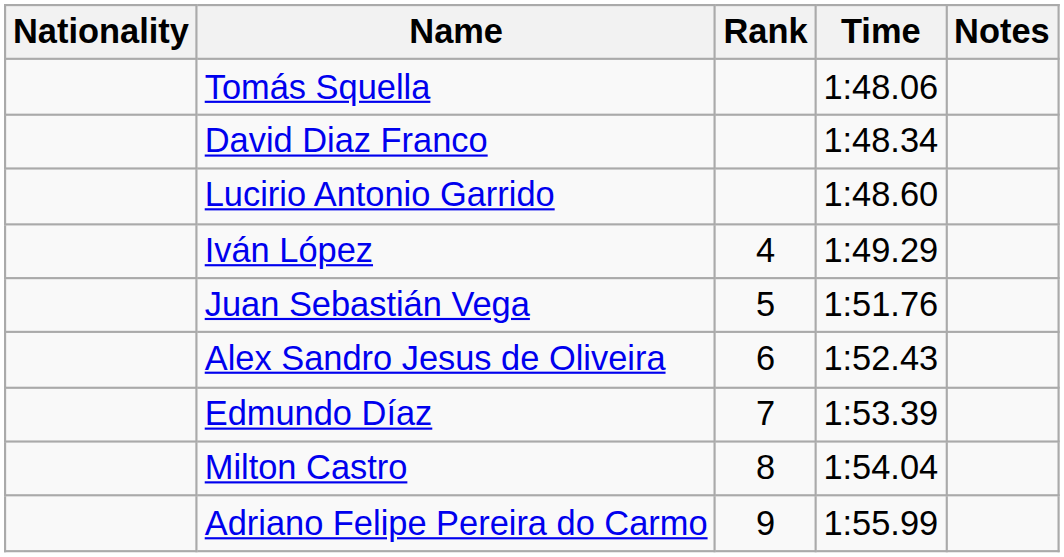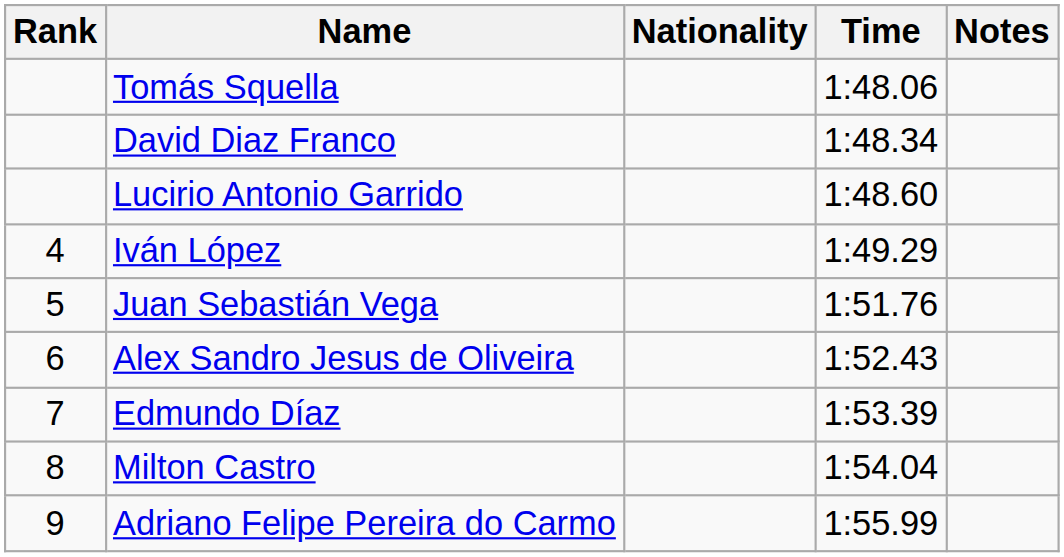columns swapped: (766, 31) <-> (101, 31)
